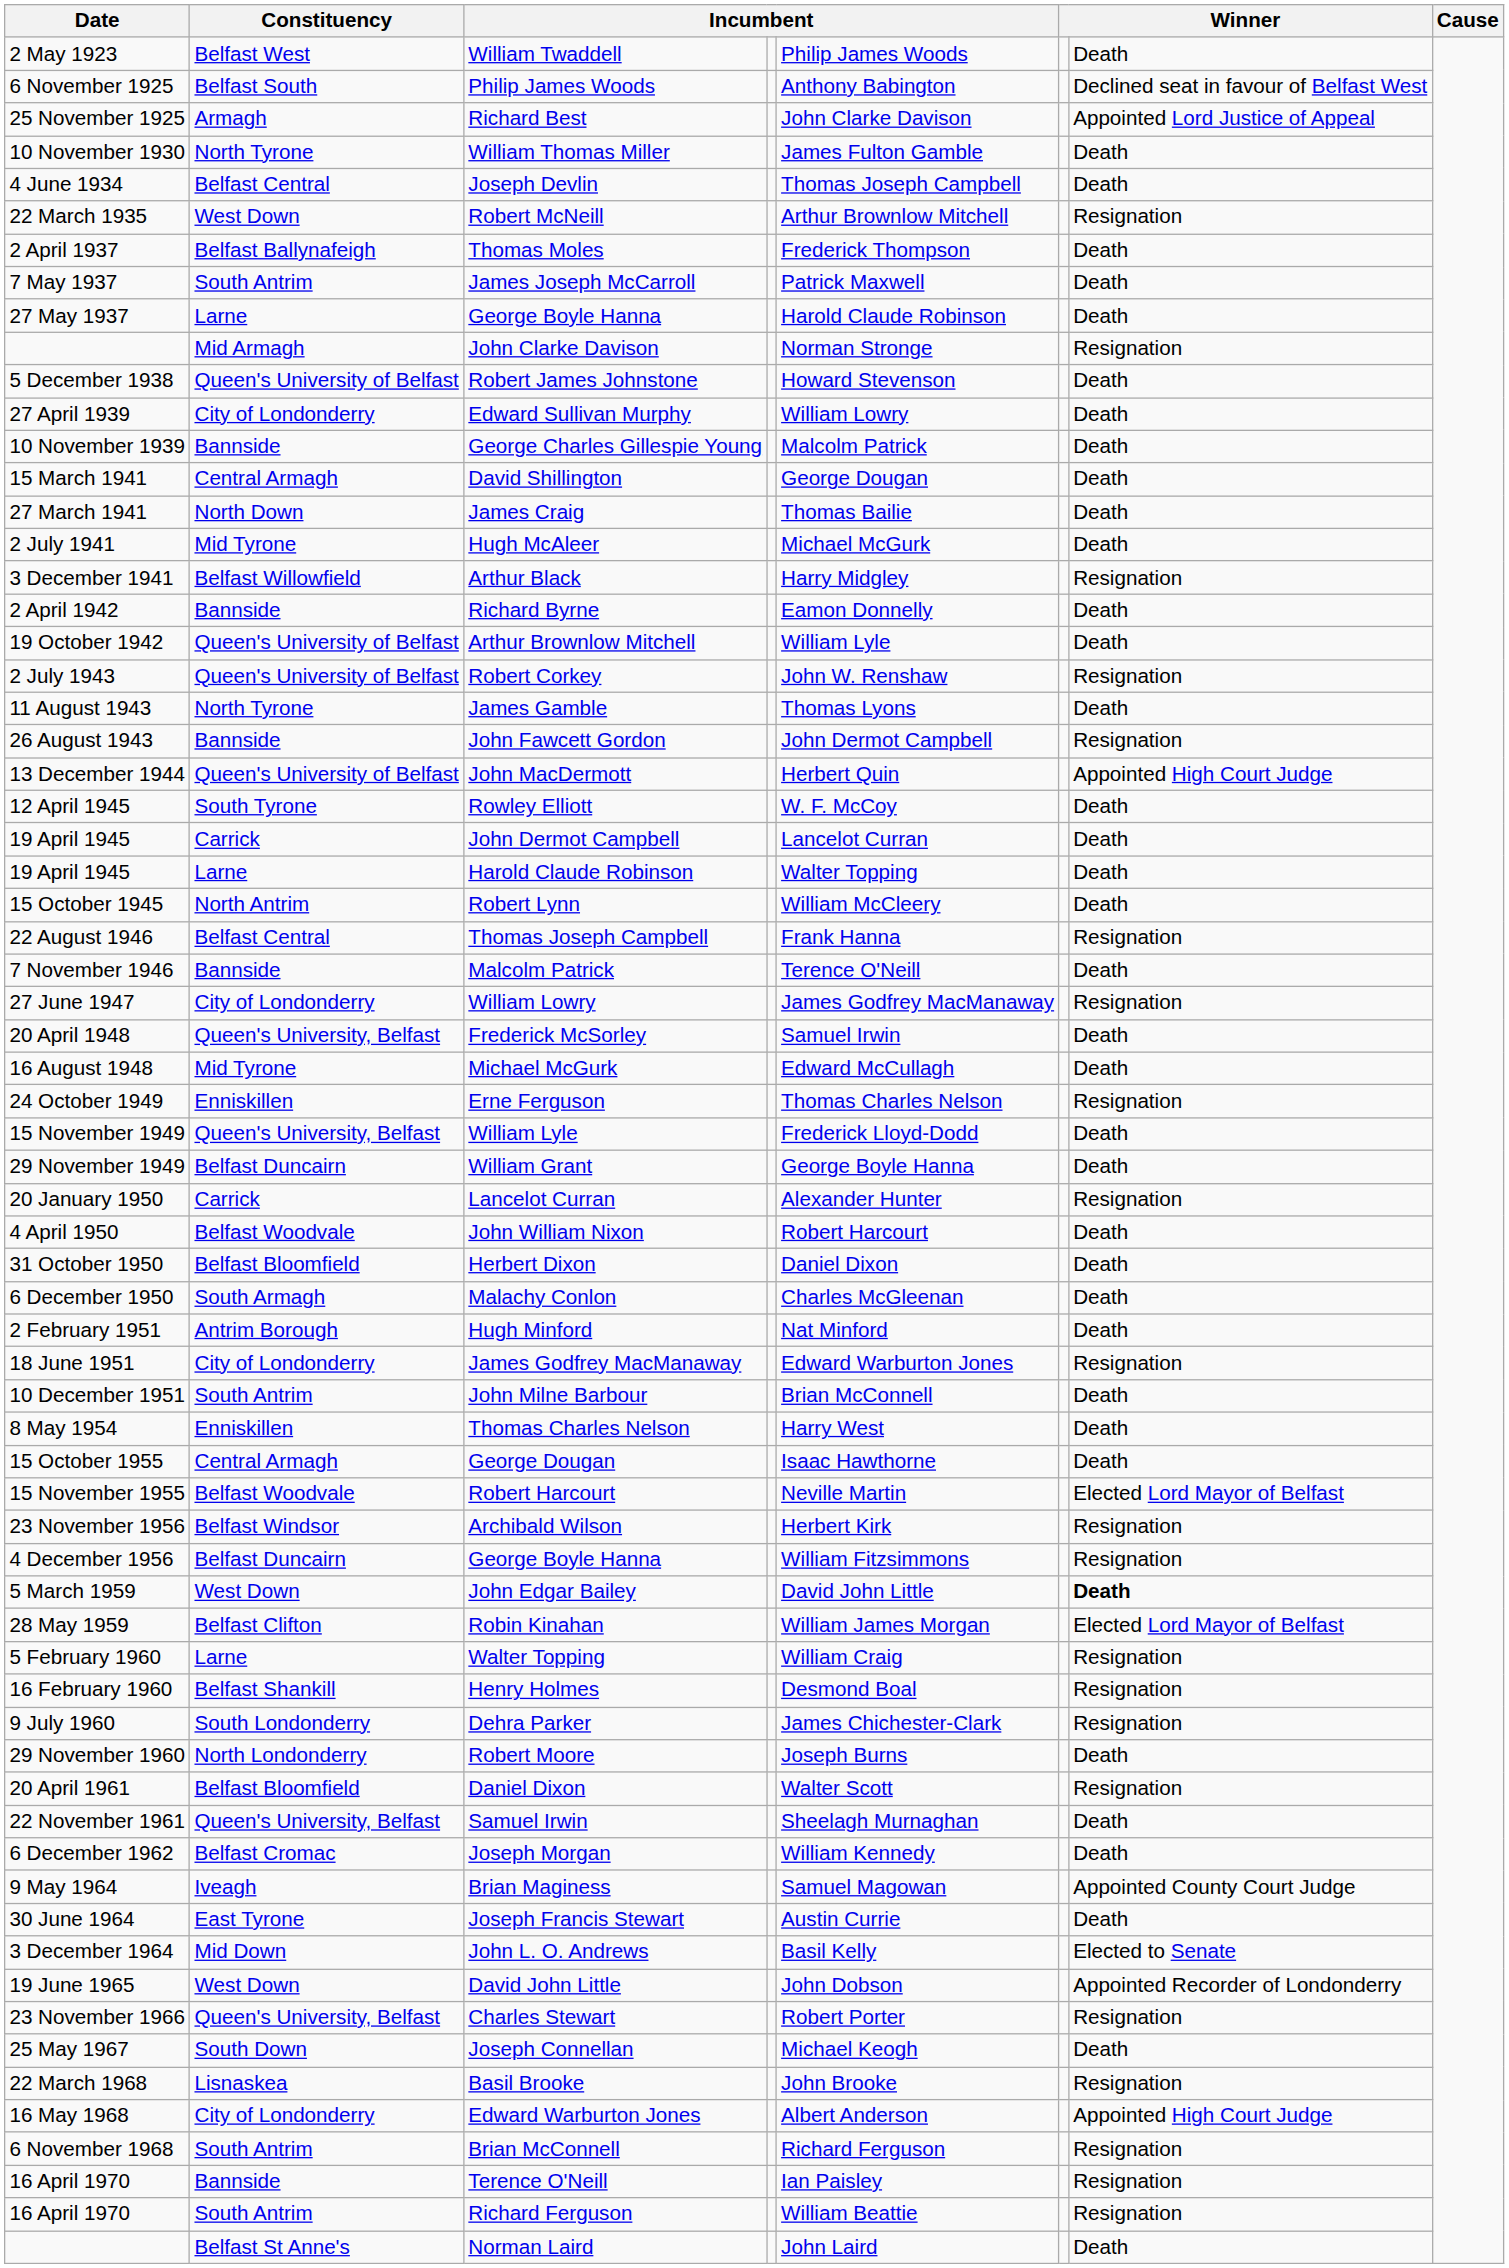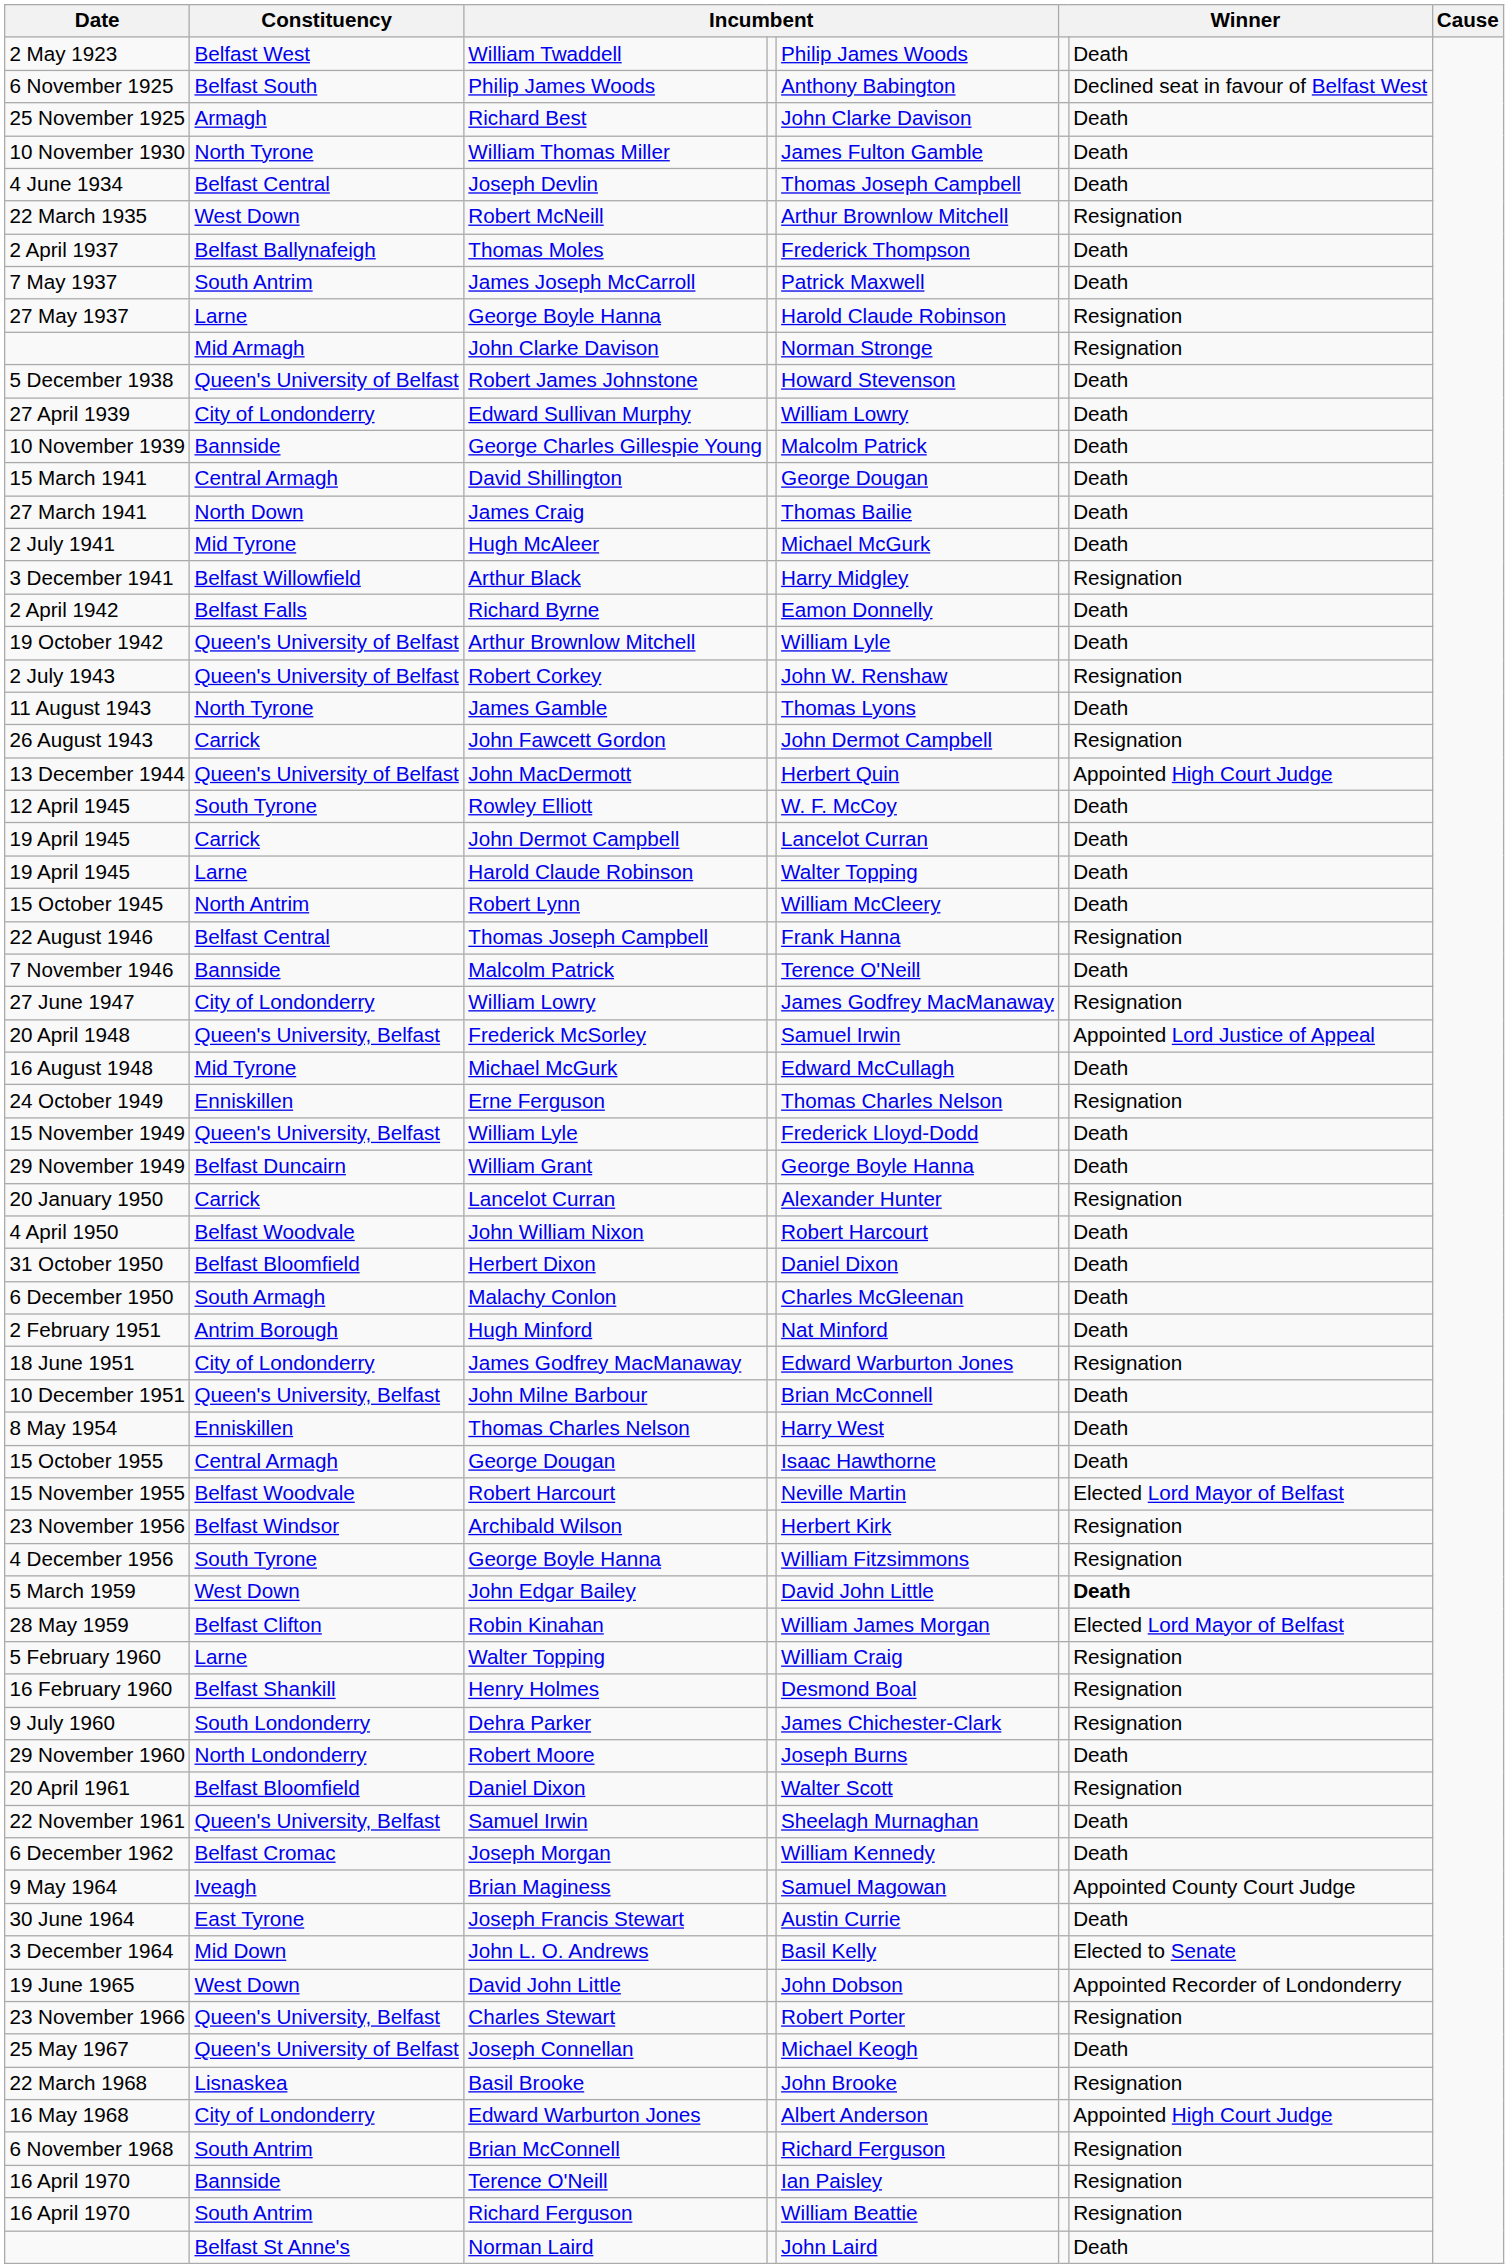(1224, 119) Appointed Lord Justice of Appeal -> (1101, 119) Death
(1101, 315) Death -> (1128, 315) Resignation
(238, 610) Bannside -> (251, 610) Belfast Falls
(238, 741) Bannside -> (227, 741) Carrick
(1101, 1035) Death -> (1224, 1035) Appointed Lord Justice of Appeal
(254, 1395) South Antrim -> (317, 1395) Queen's University, Belfast
(270, 1559) Belfast Duncairn -> (256, 1559) South Tyrone
(251, 2050) South Down -> (327, 2050) Queen's University of Belfast
